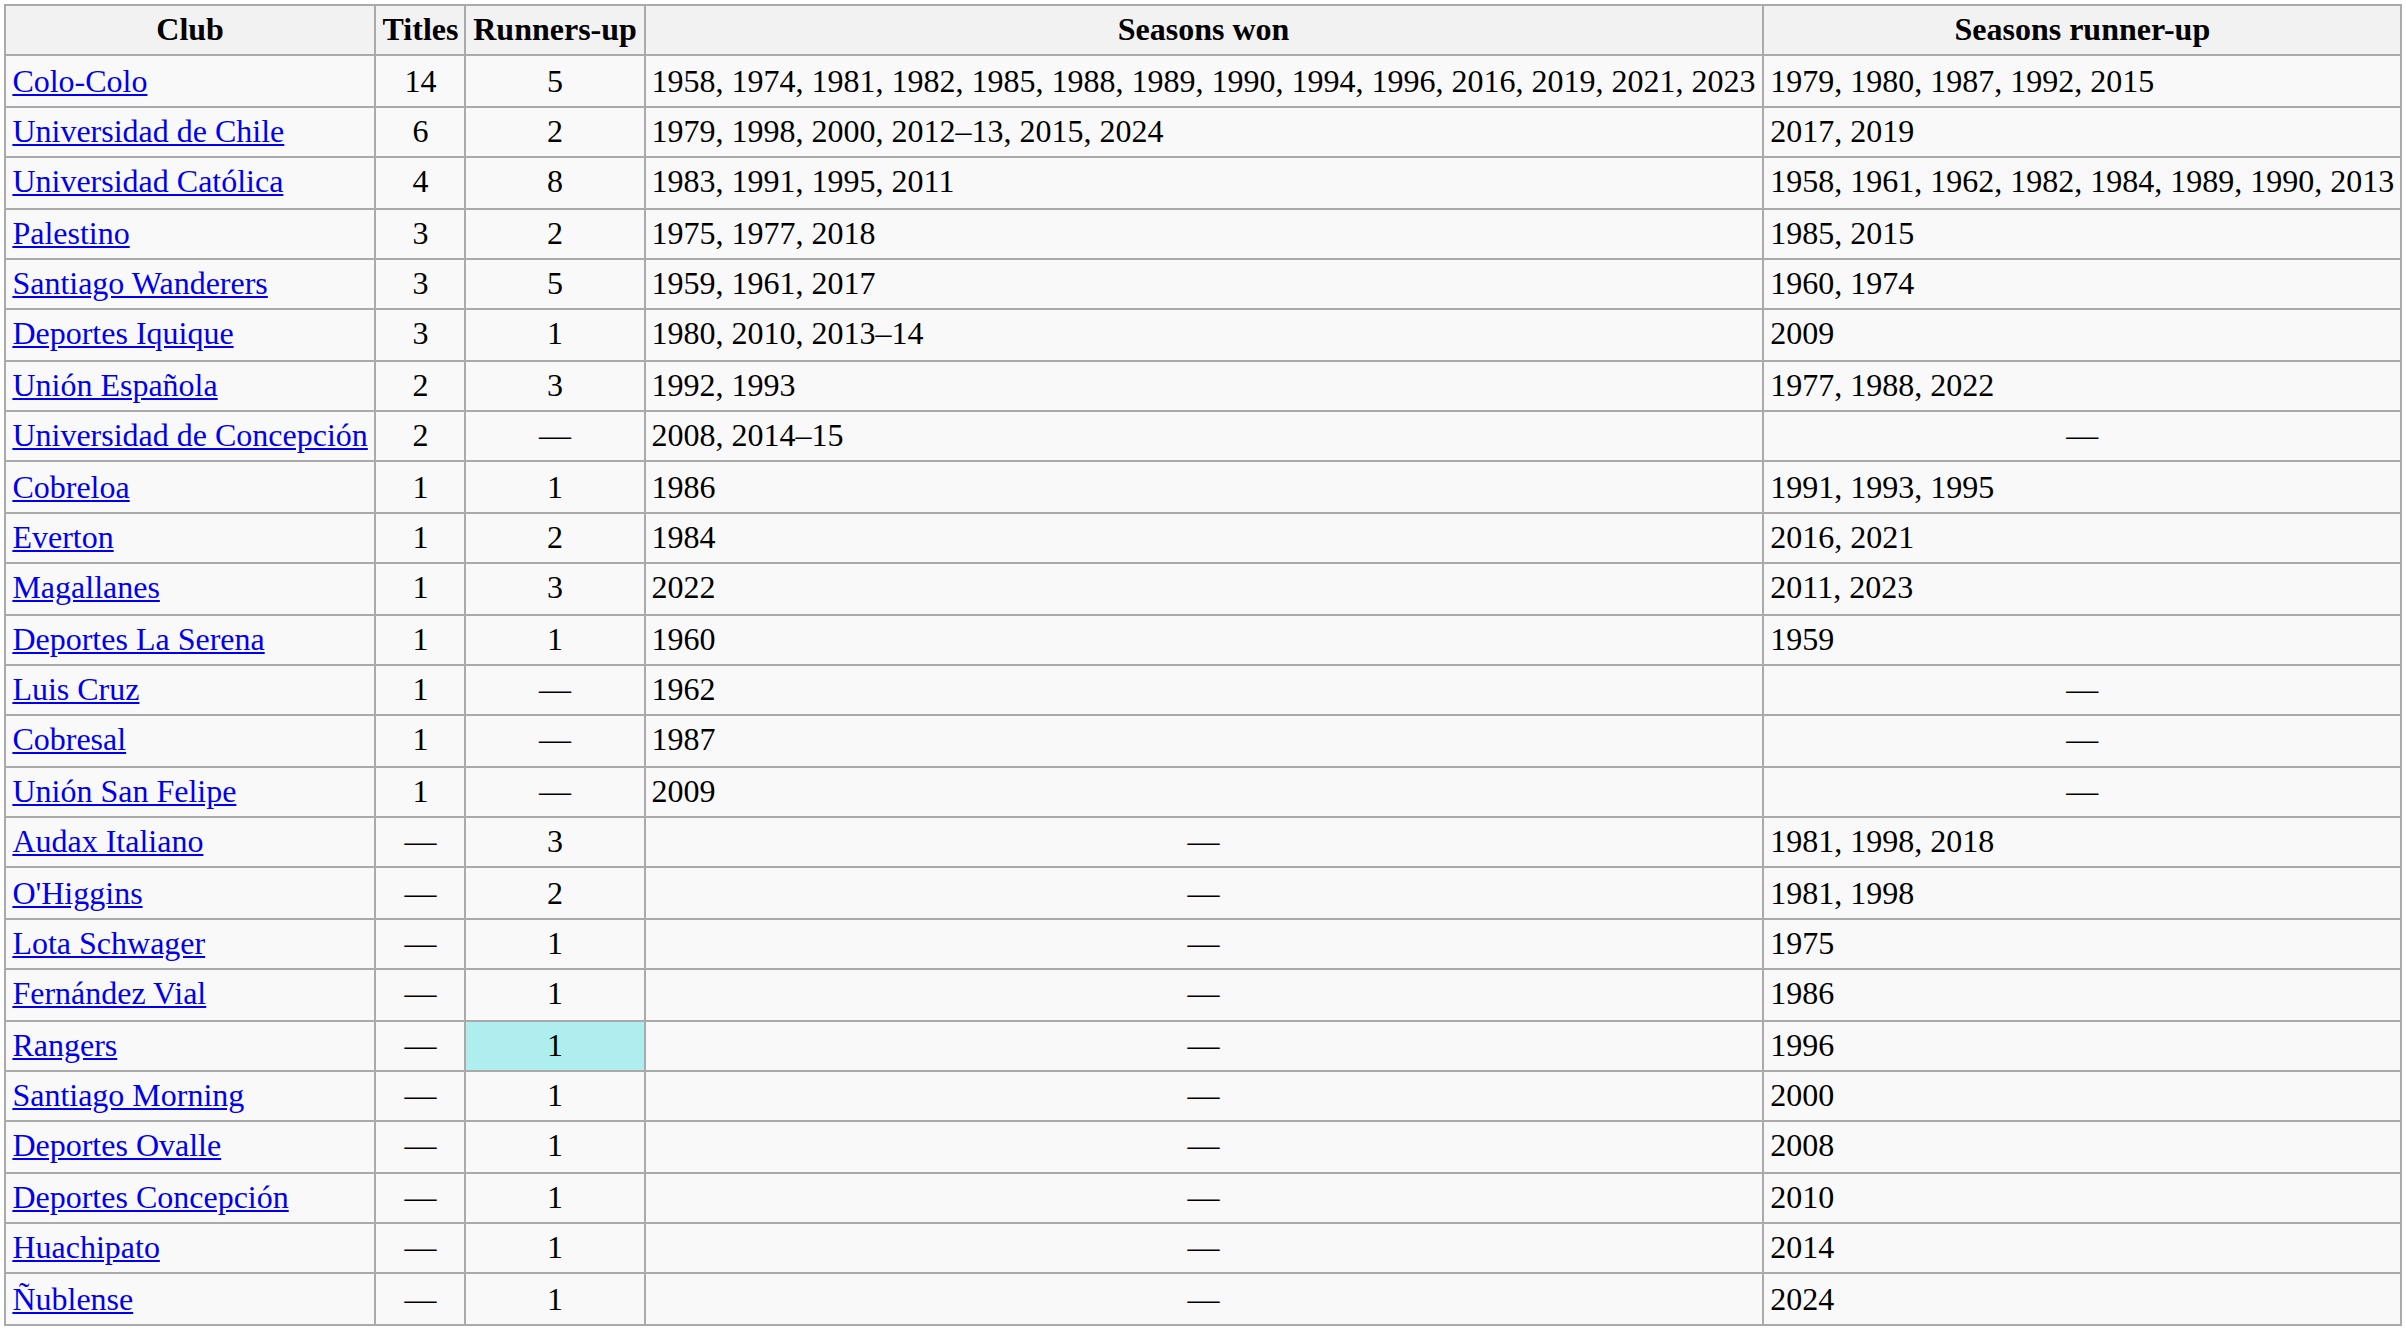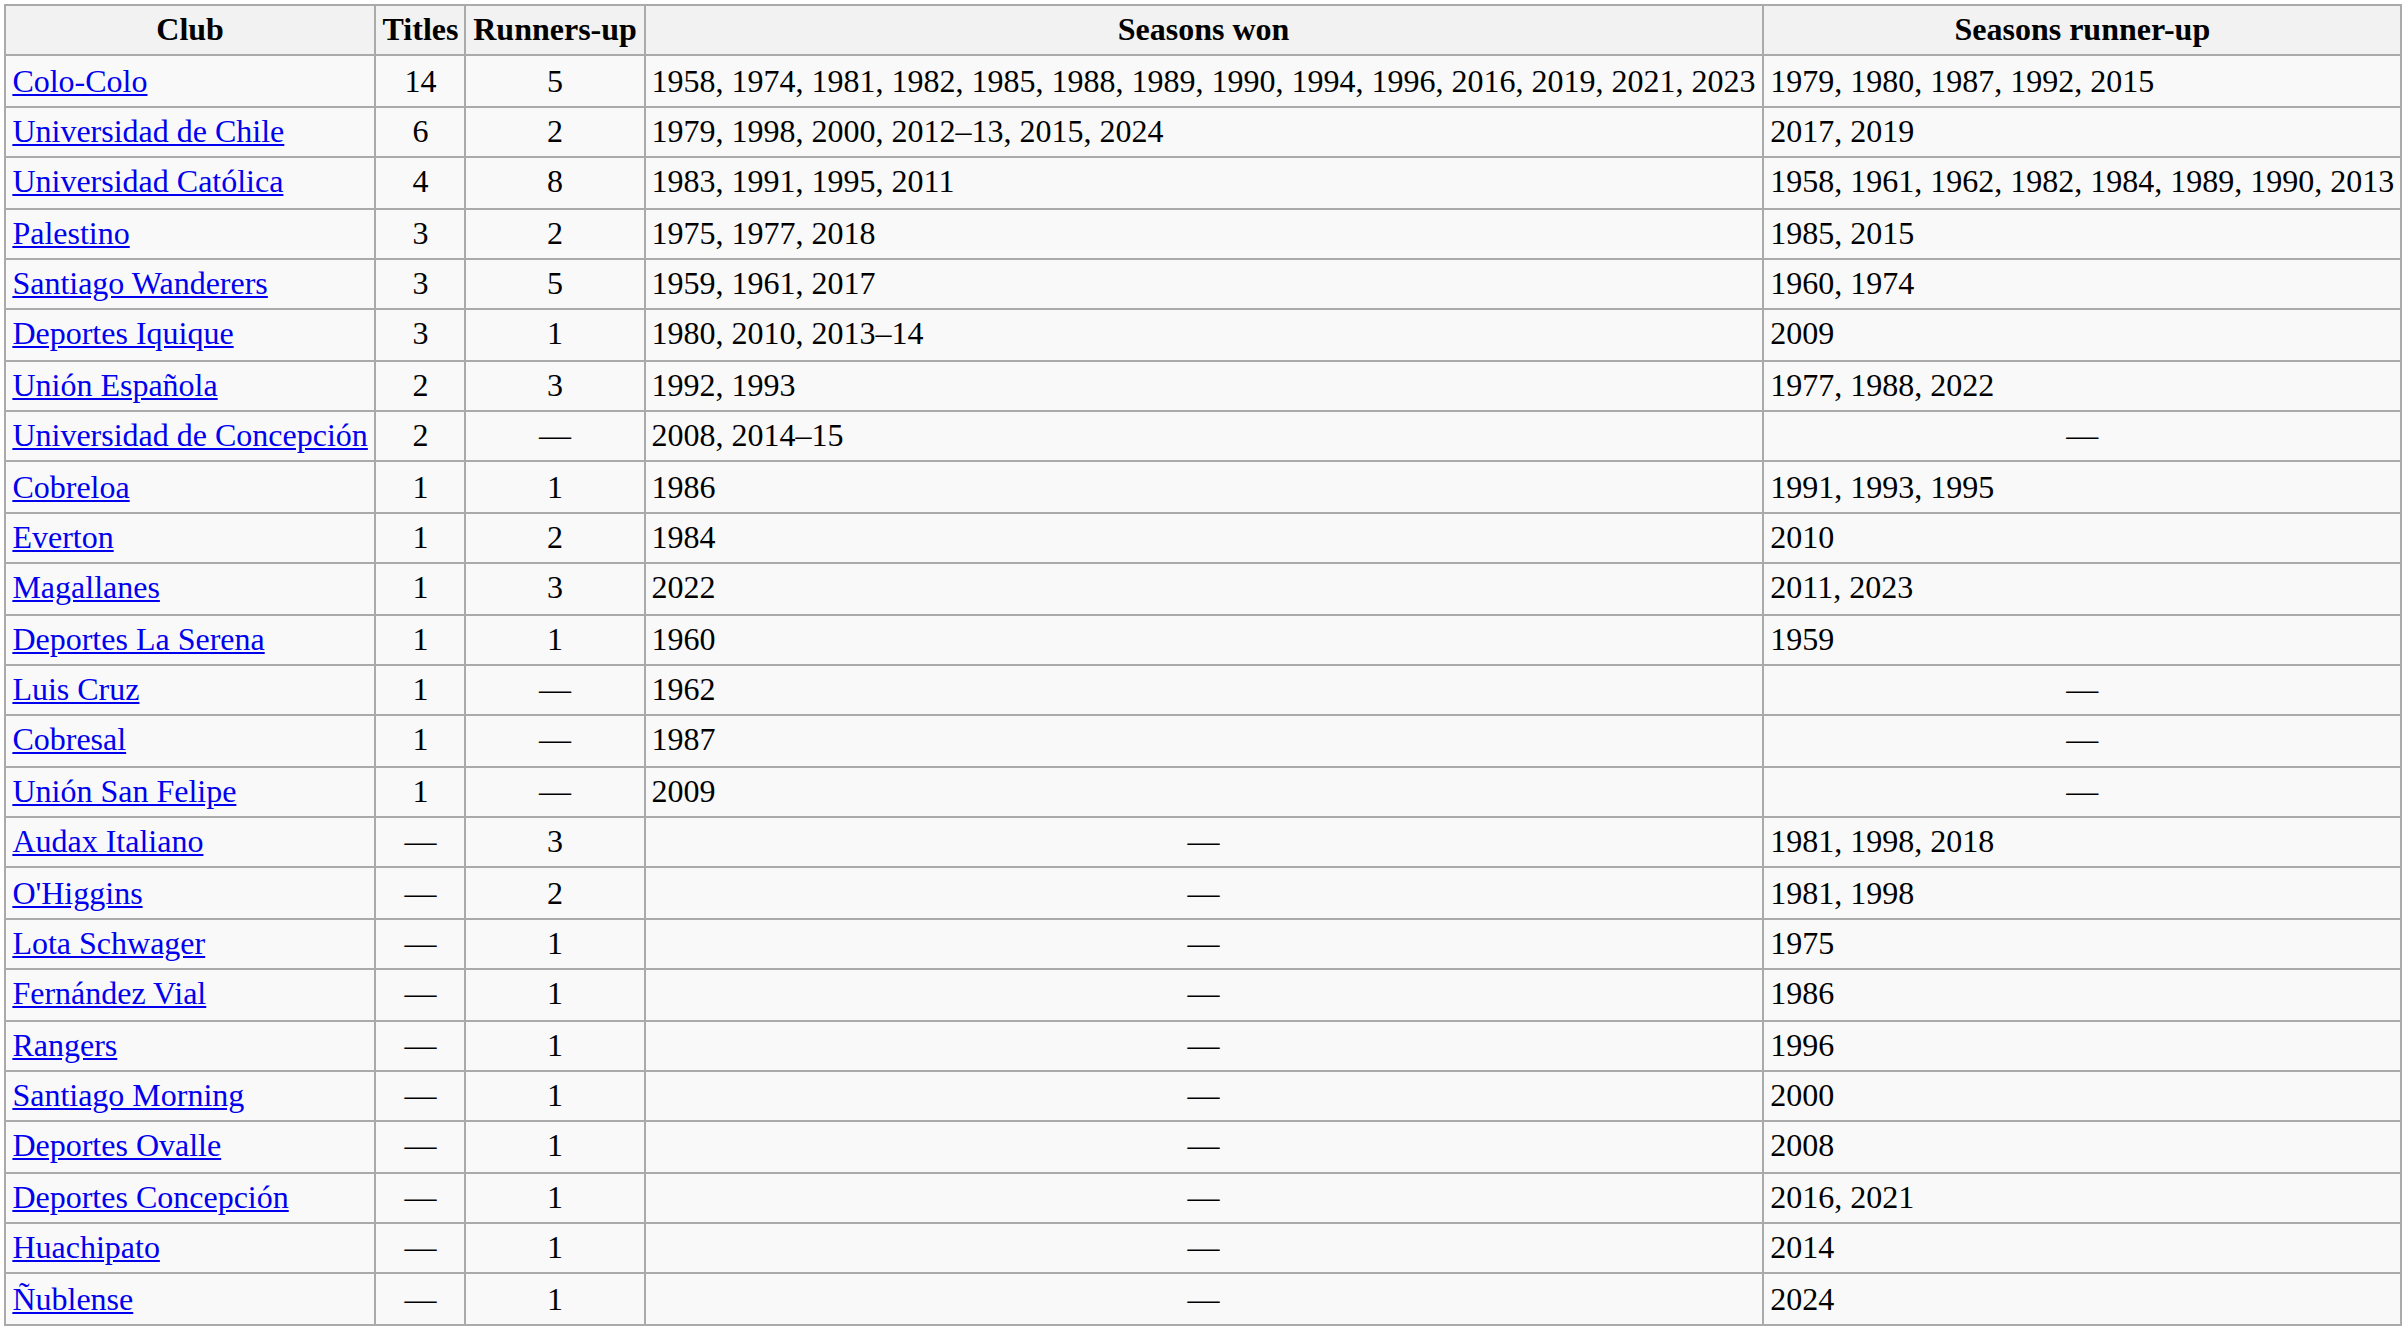(1842, 537) 2016, 2021 -> (1802, 537) 2010
(555, 1044) paleturquoise background -> (555, 1044) no background
(1802, 1197) 2010 -> (1842, 1197) 2016, 2021
